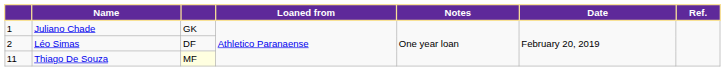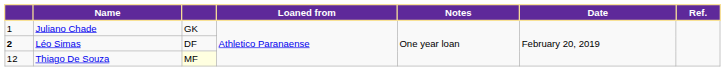(10, 44) normal -> (10, 44) bold
(12, 59) 11 -> (12, 59) 12
